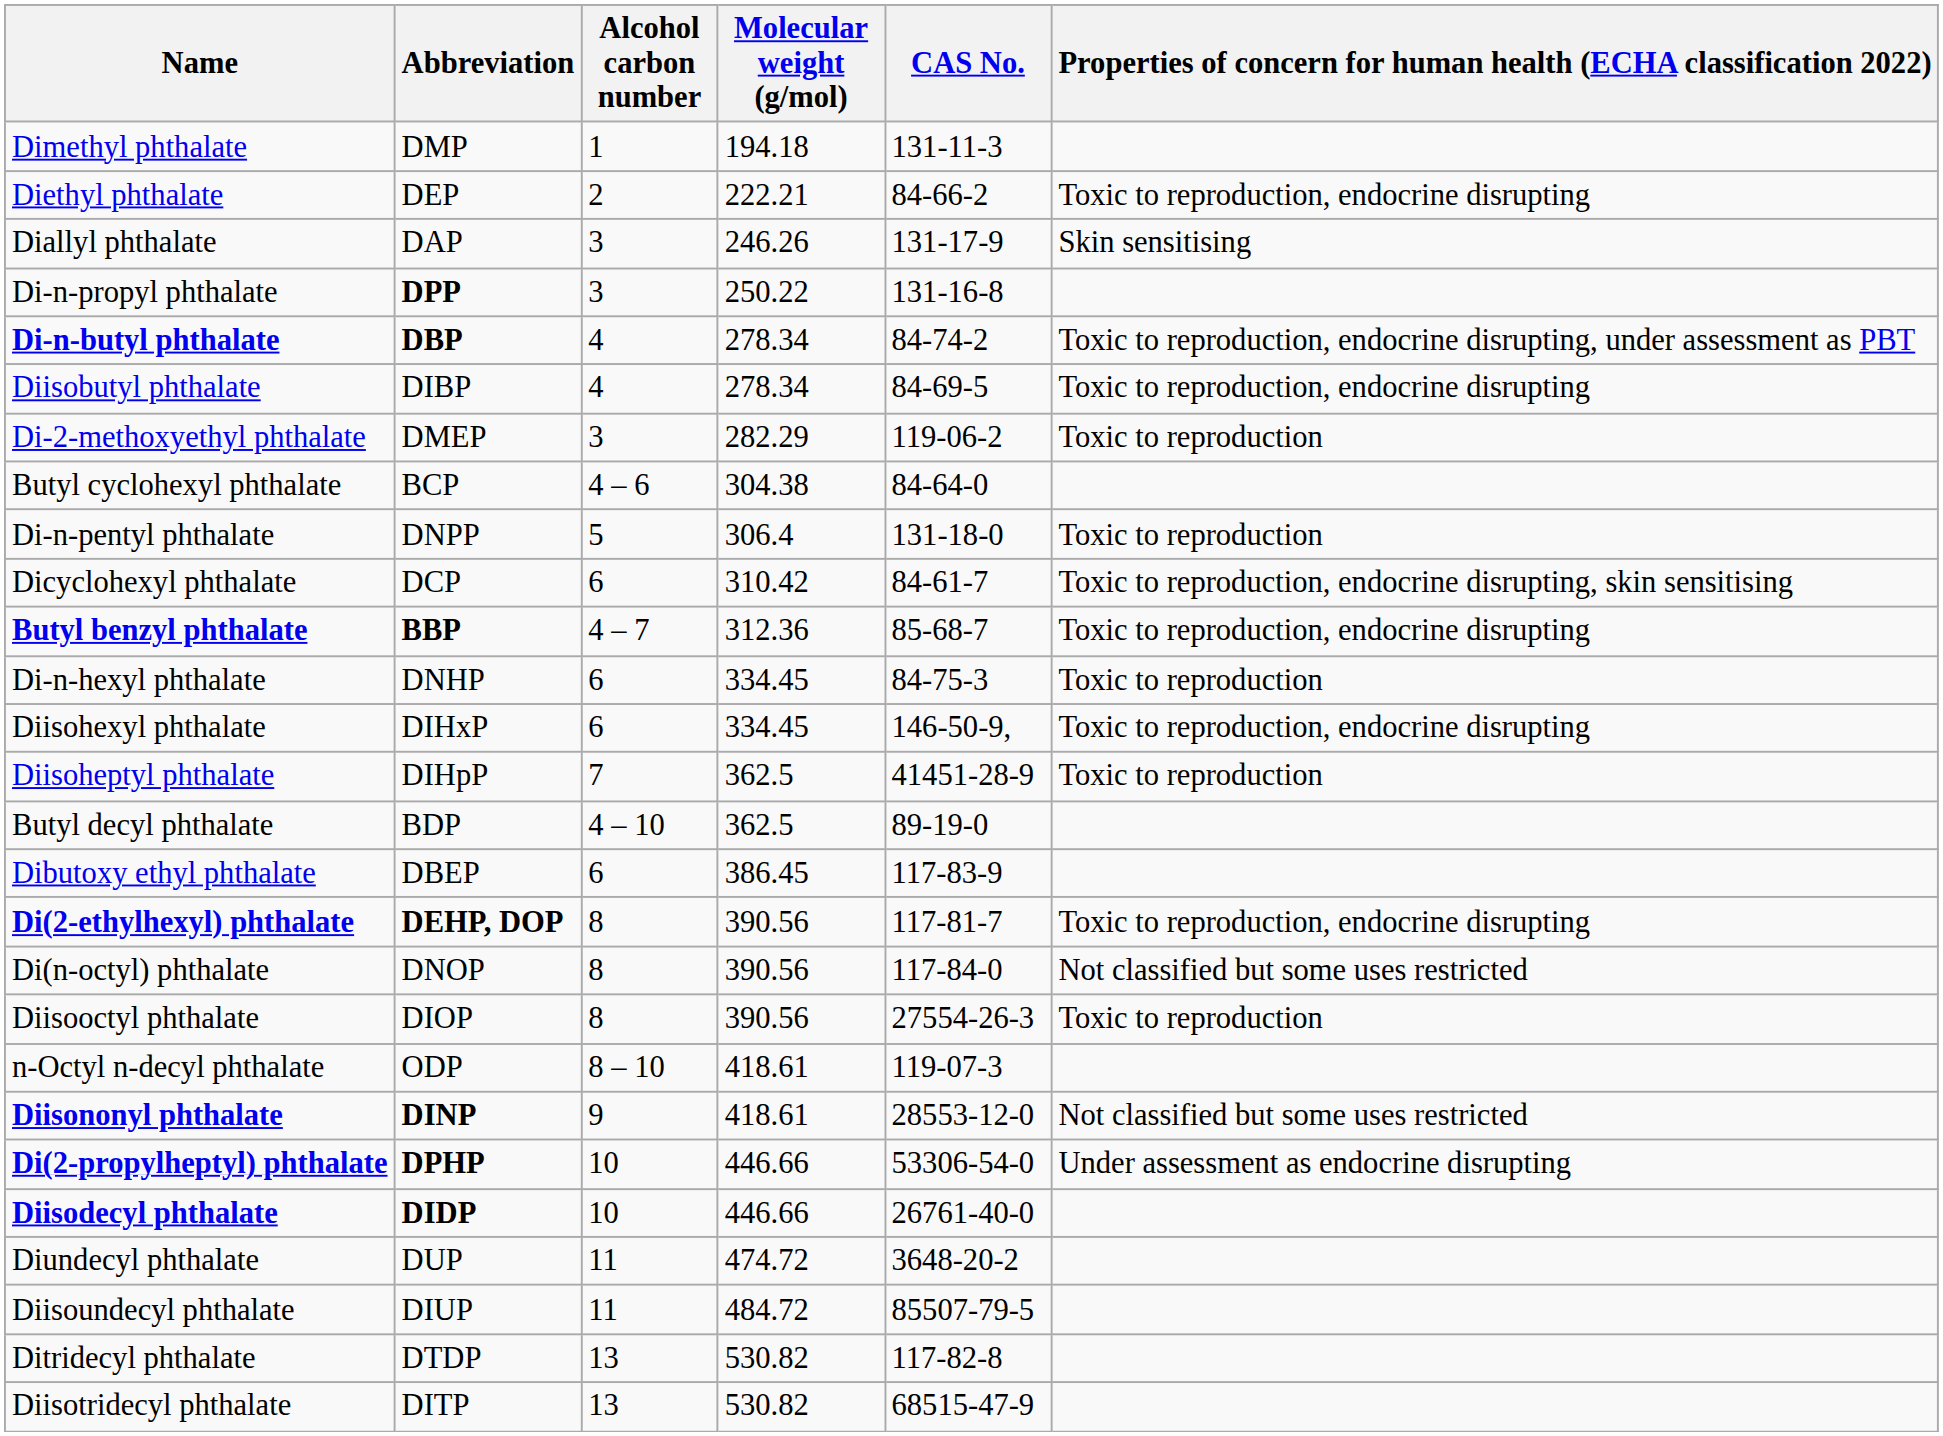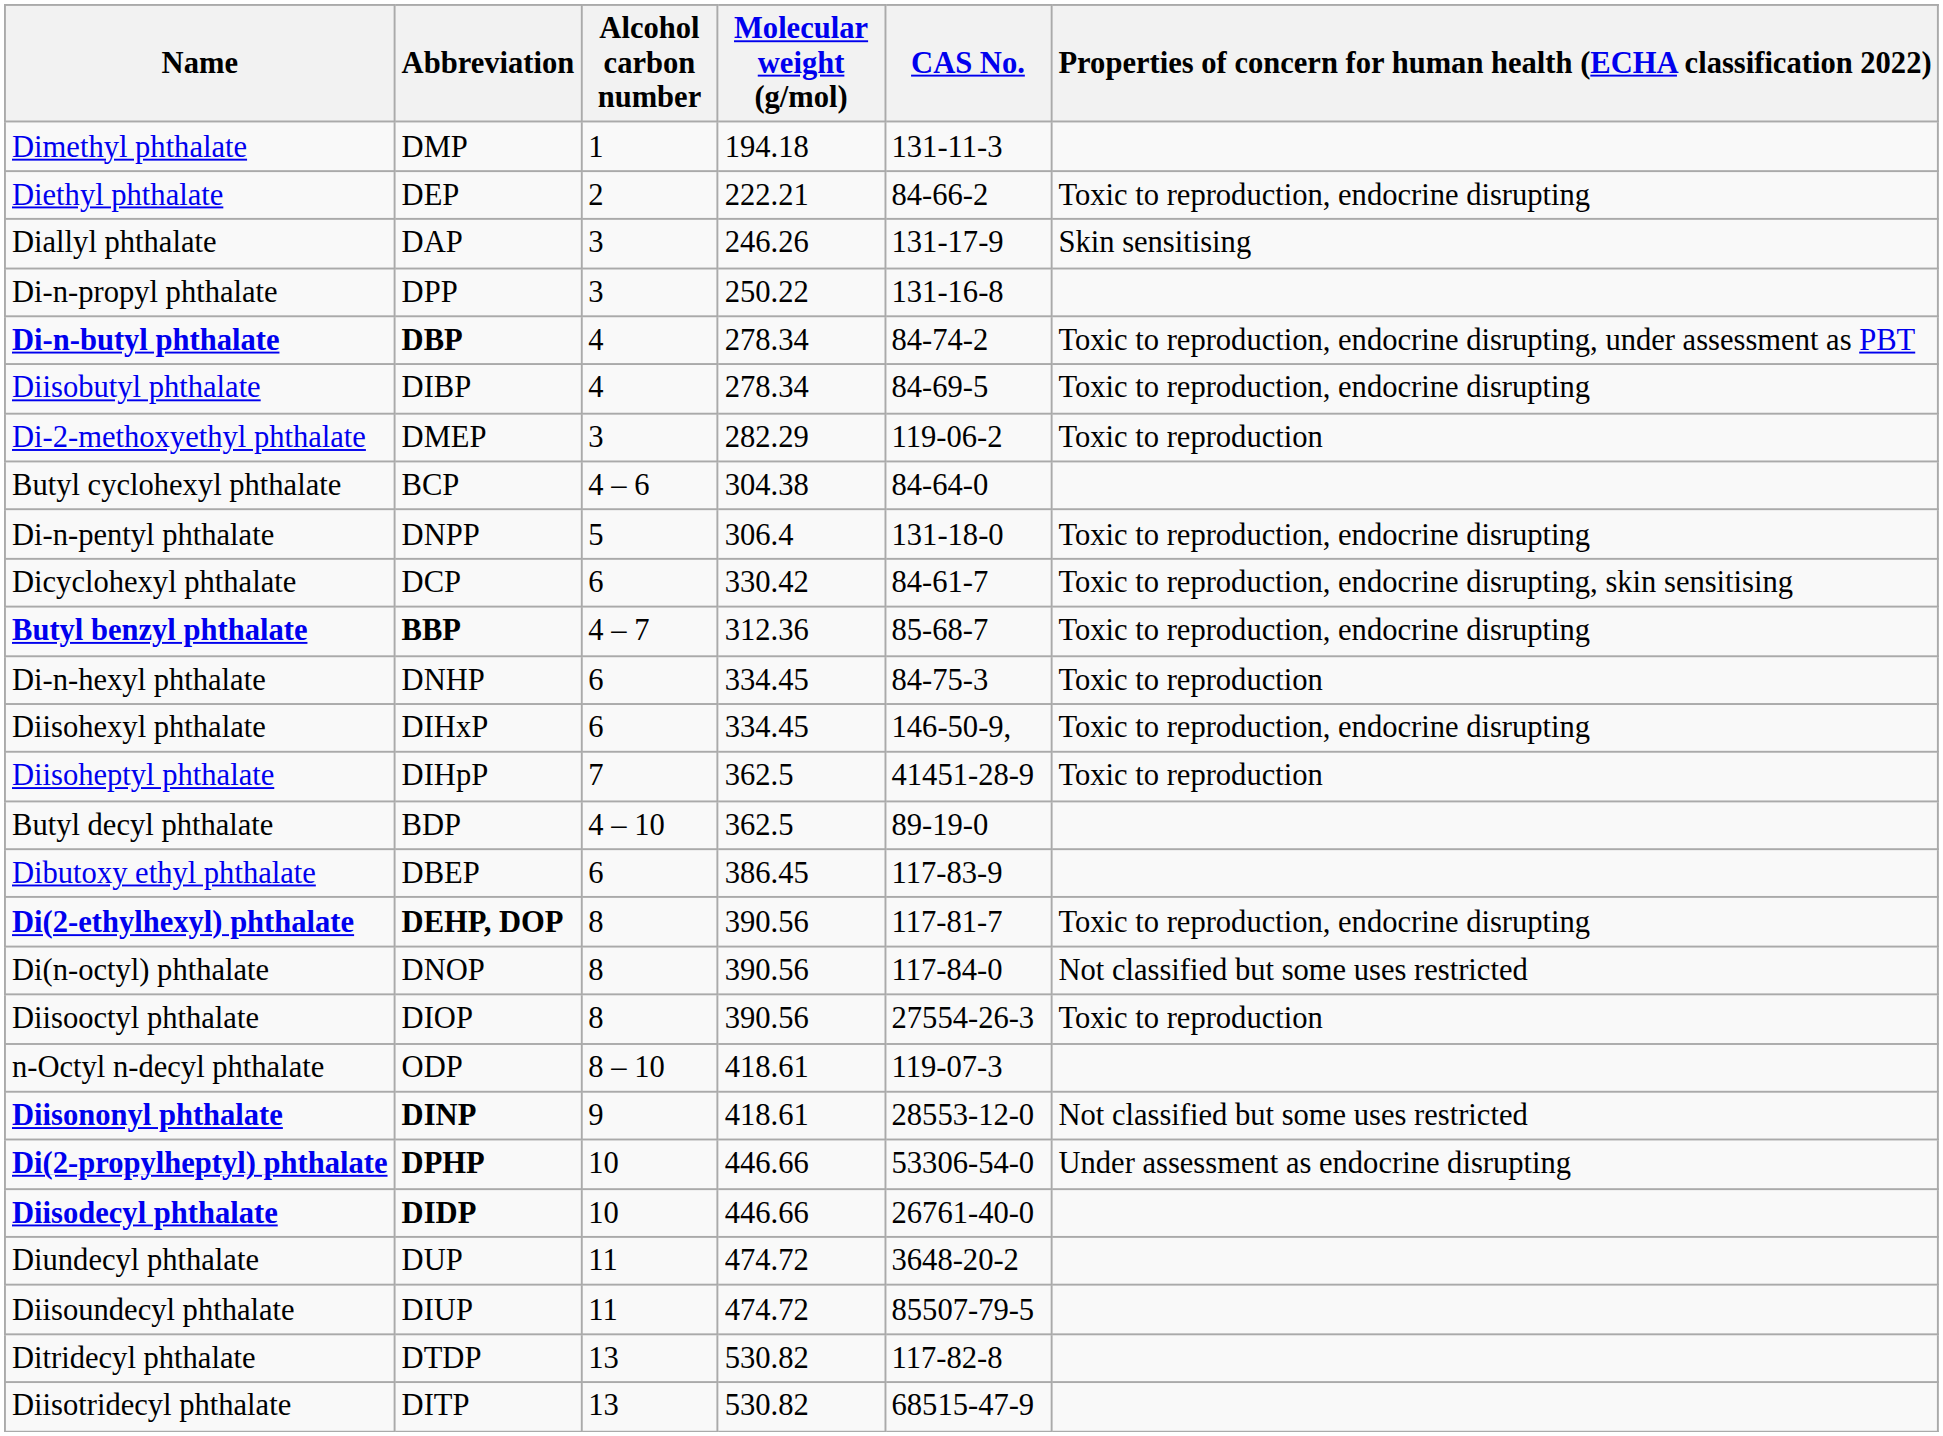(431, 291) bold -> (430, 291) normal
(1191, 533) Toxic to reproduction -> (1324, 533) Toxic to reproduction, endocrine disrupting
(767, 582) 310.42 -> (767, 582) 330.42
(767, 1309) 484.72 -> (767, 1309) 474.72
